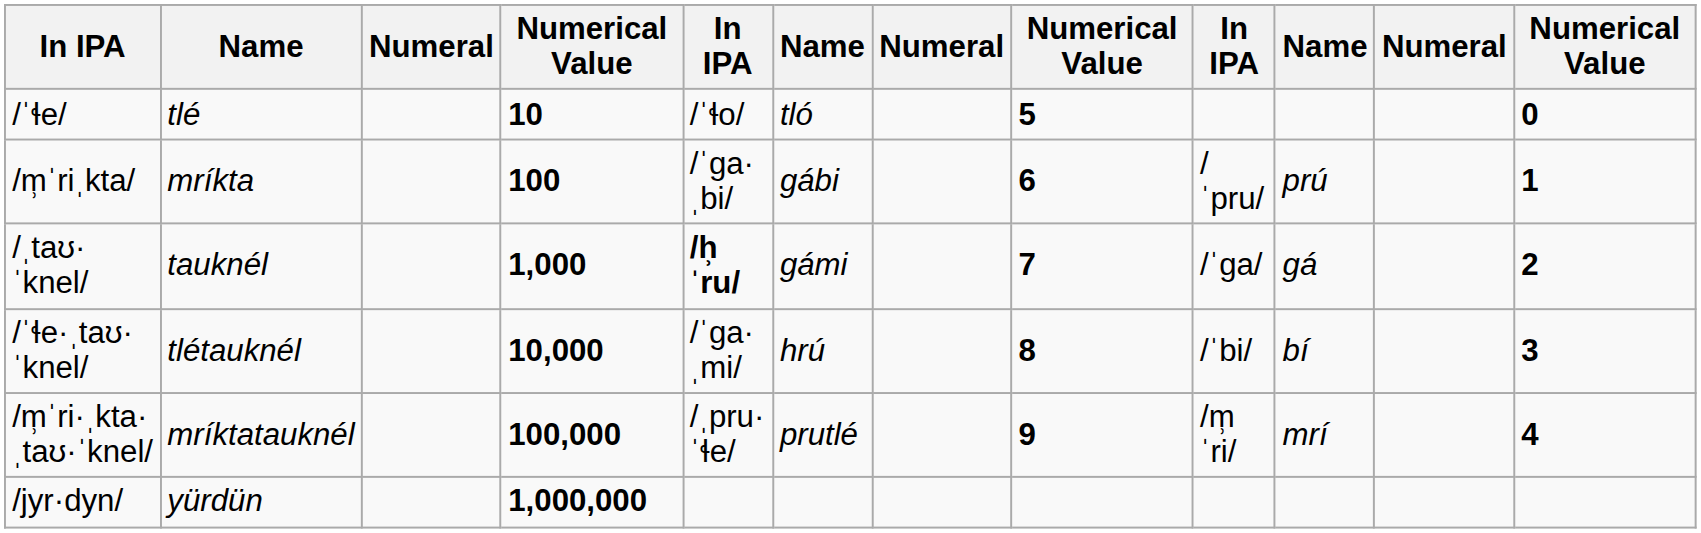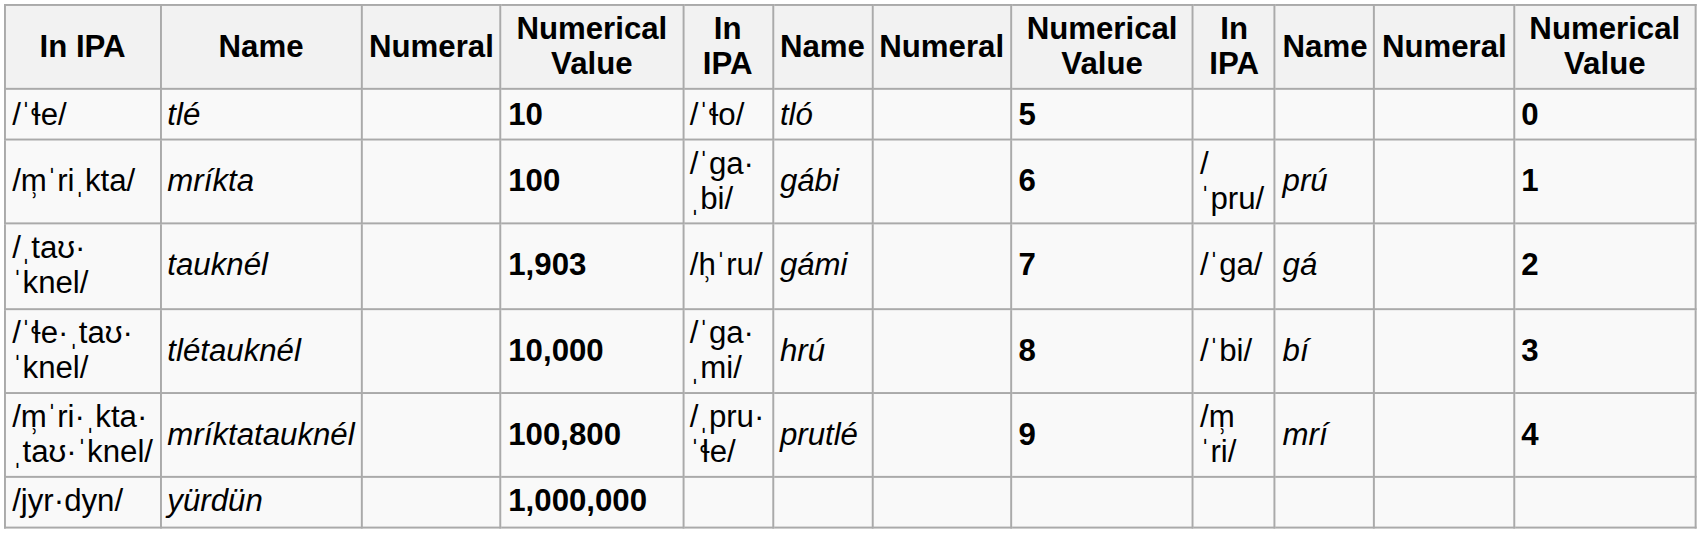(547, 265) 1,000 -> (547, 265) 1,903
(715, 265) bold -> (726, 265) normal
(565, 434) 100,000 -> (565, 434) 100,800
